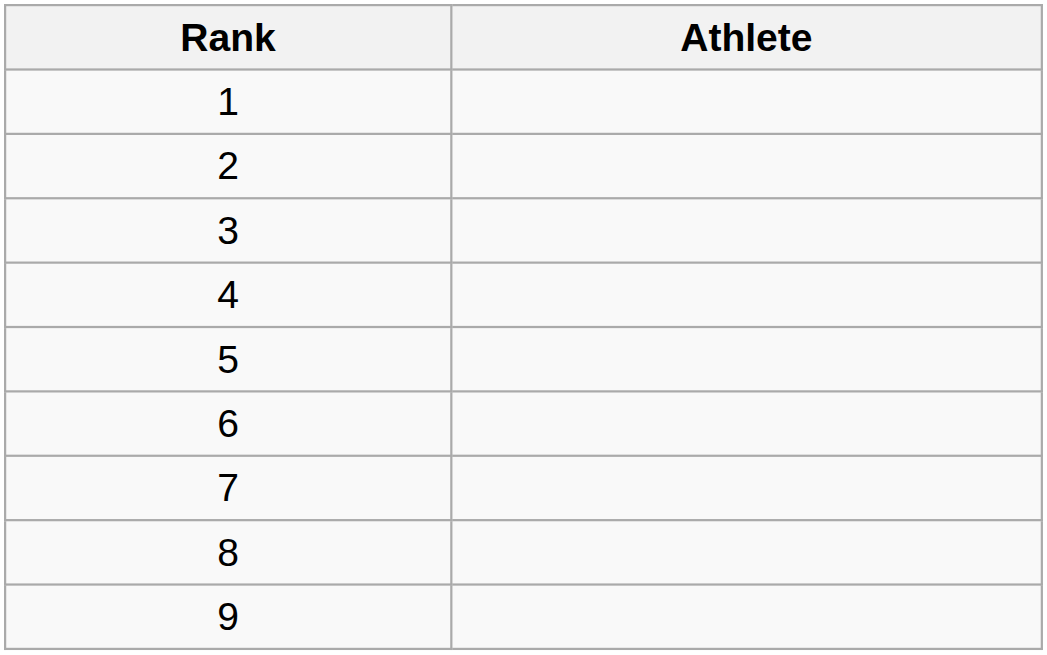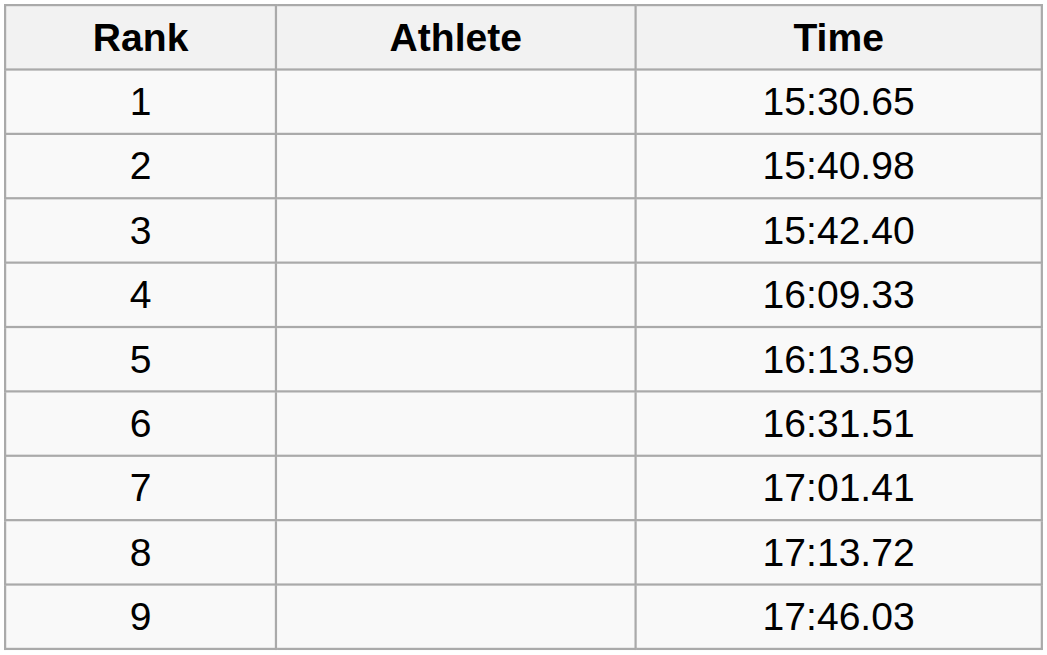+ column: (839, 36)
